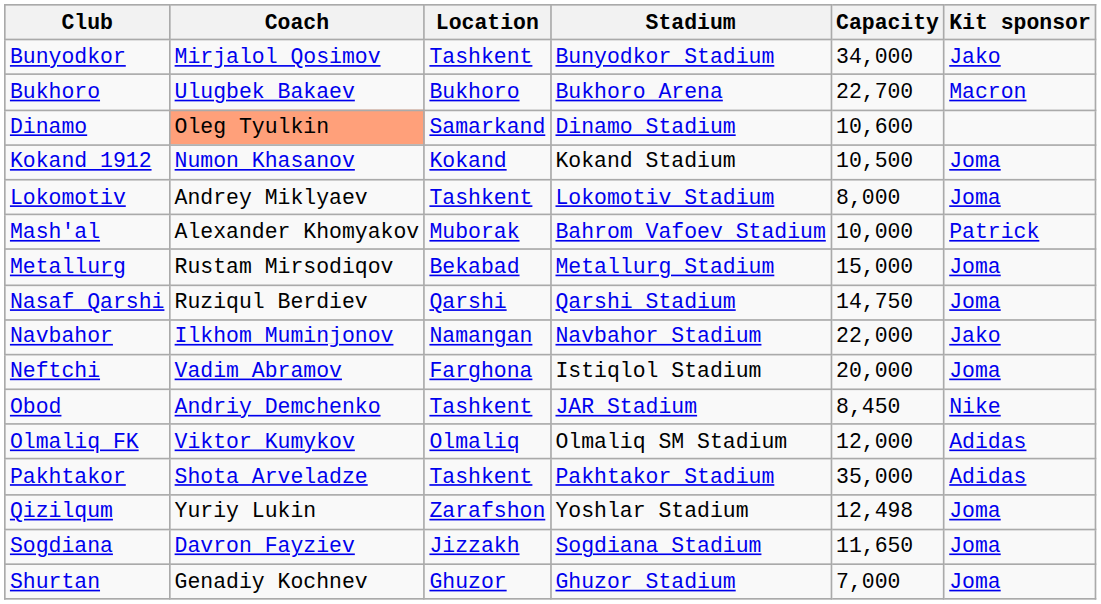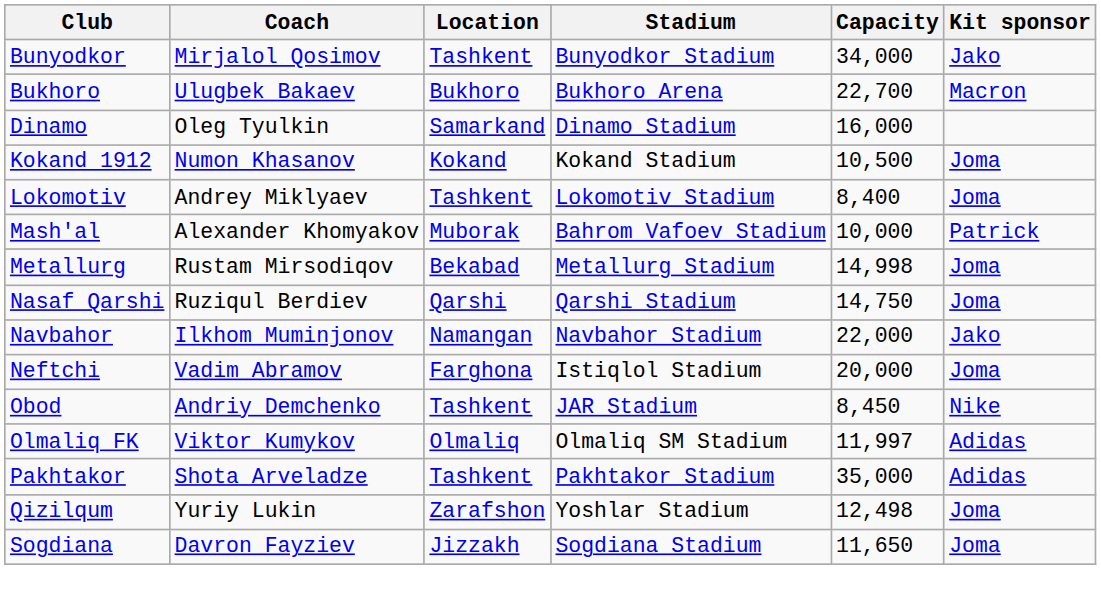(252, 127) lightsalmon background -> (252, 127) no background
(875, 127) 10,600 -> (875, 127) 16,000
(868, 197) 8,000 -> (868, 197) 8,400
(875, 267) 15,000 -> (875, 267) 14,998
(875, 442) 12,000 -> (875, 442) 11,997
- row: (55, 582)
